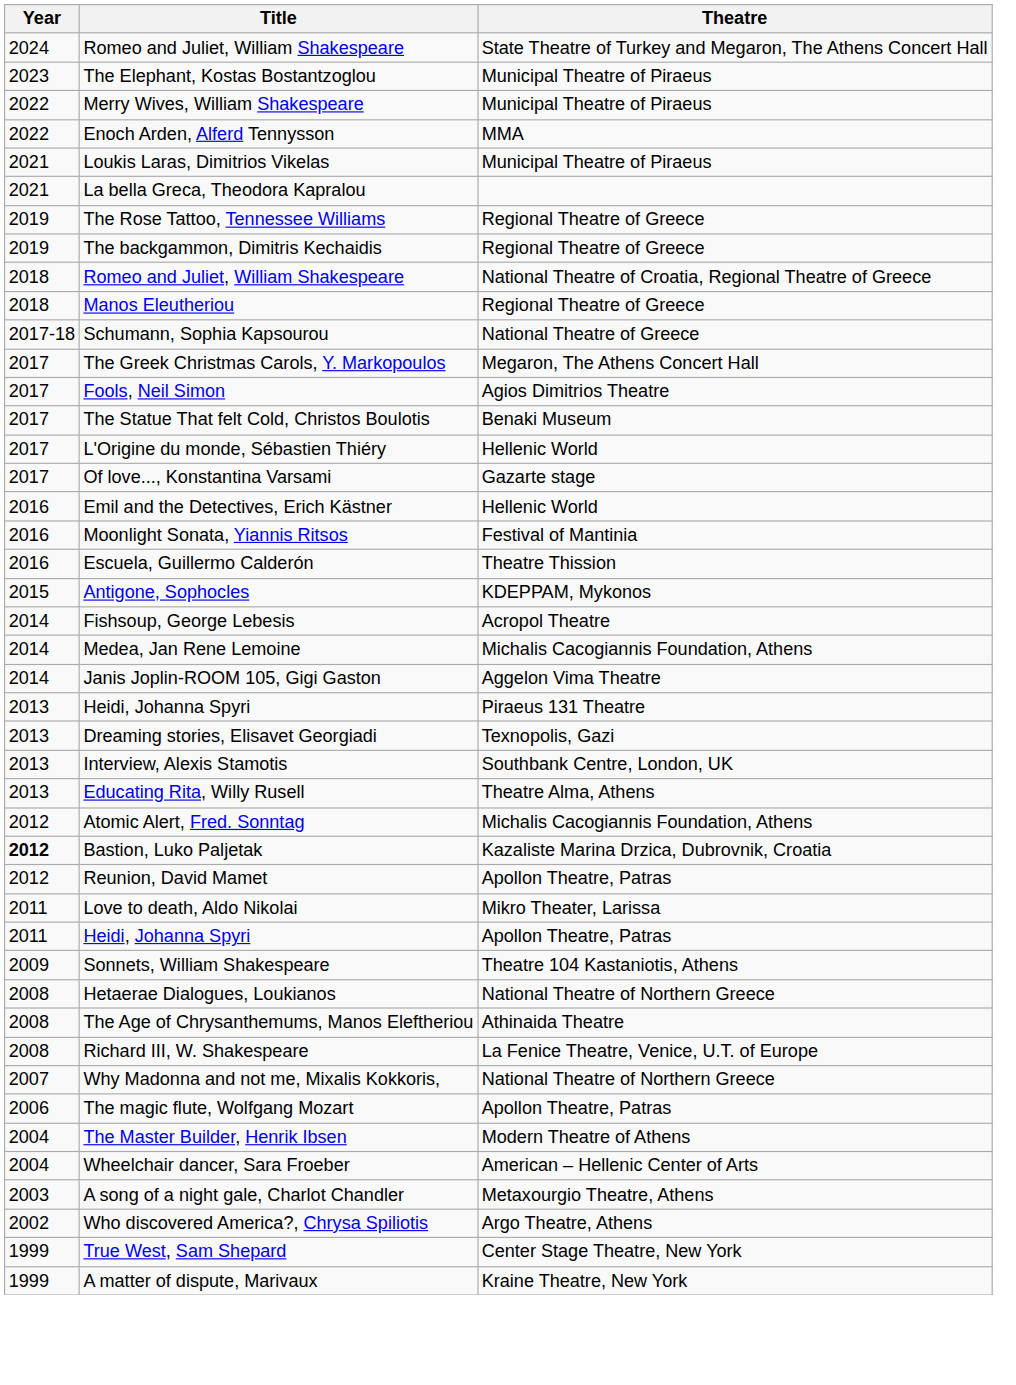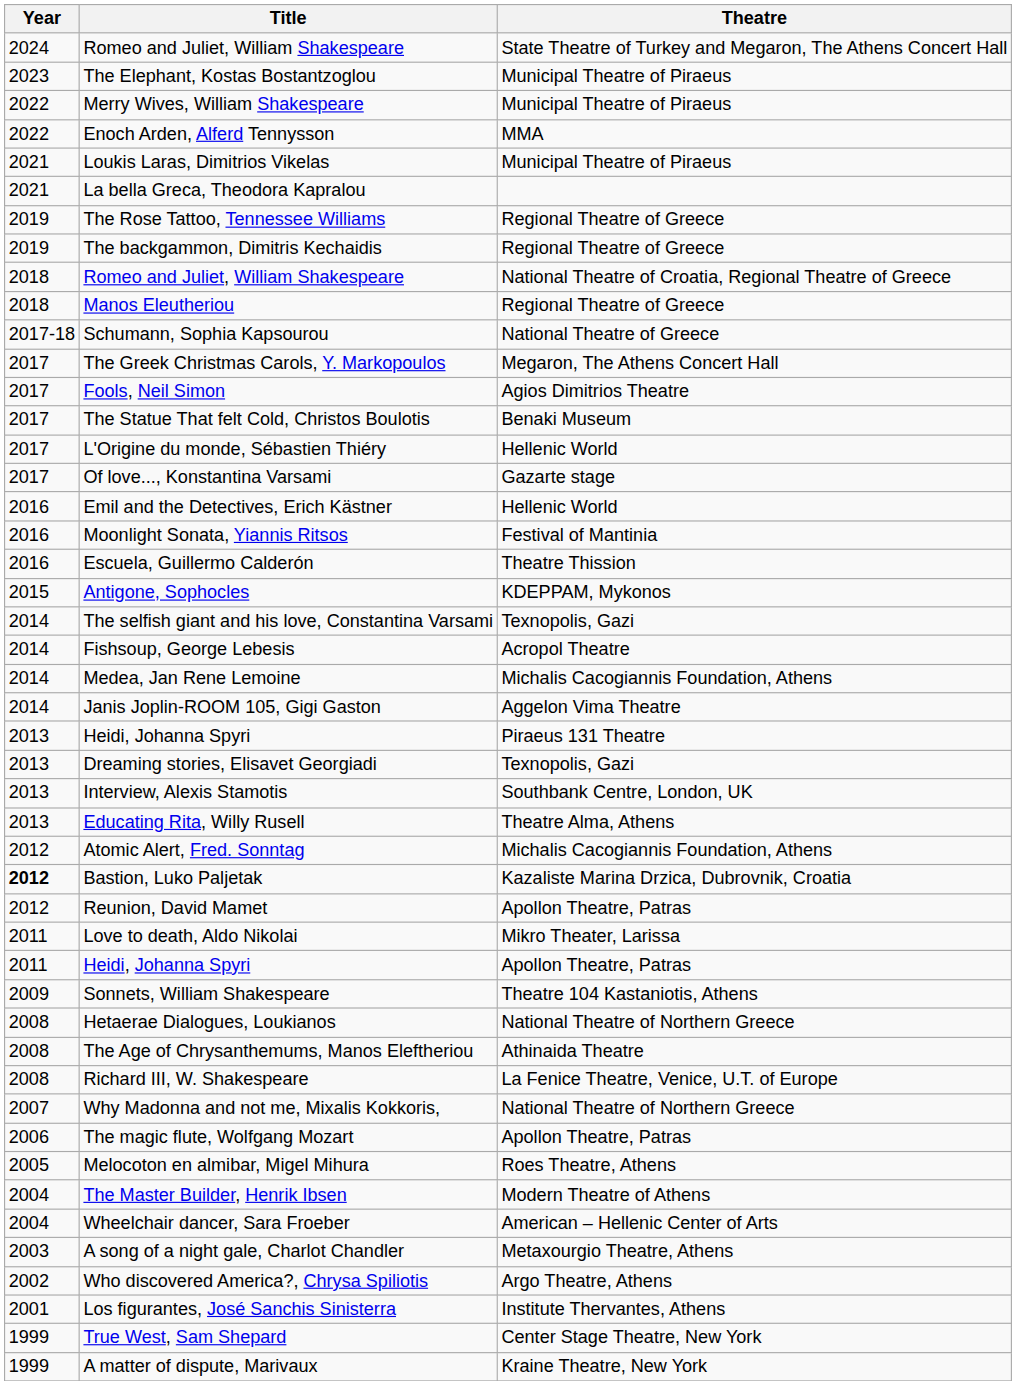+ row: (288, 620)
+ row: (226, 1165)
+ row: (240, 1309)
